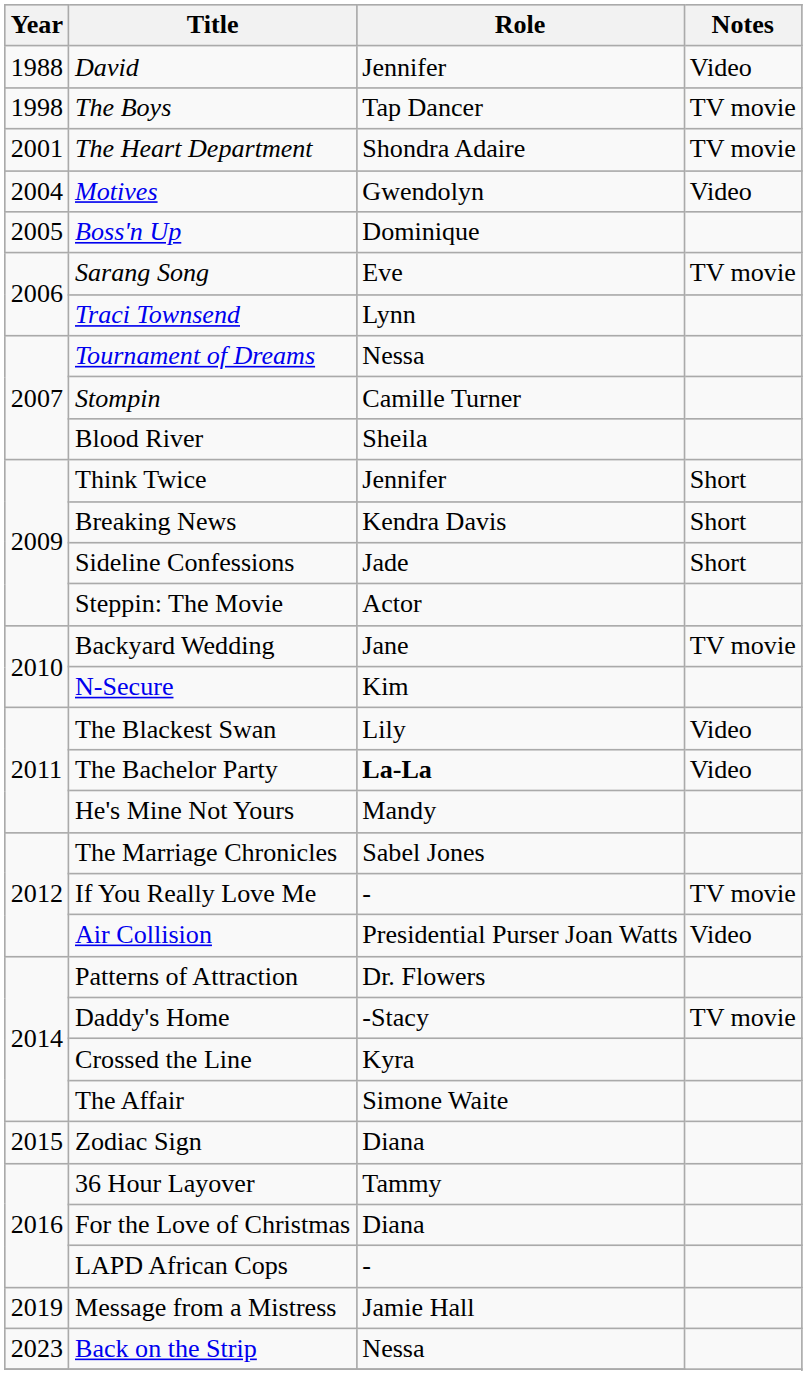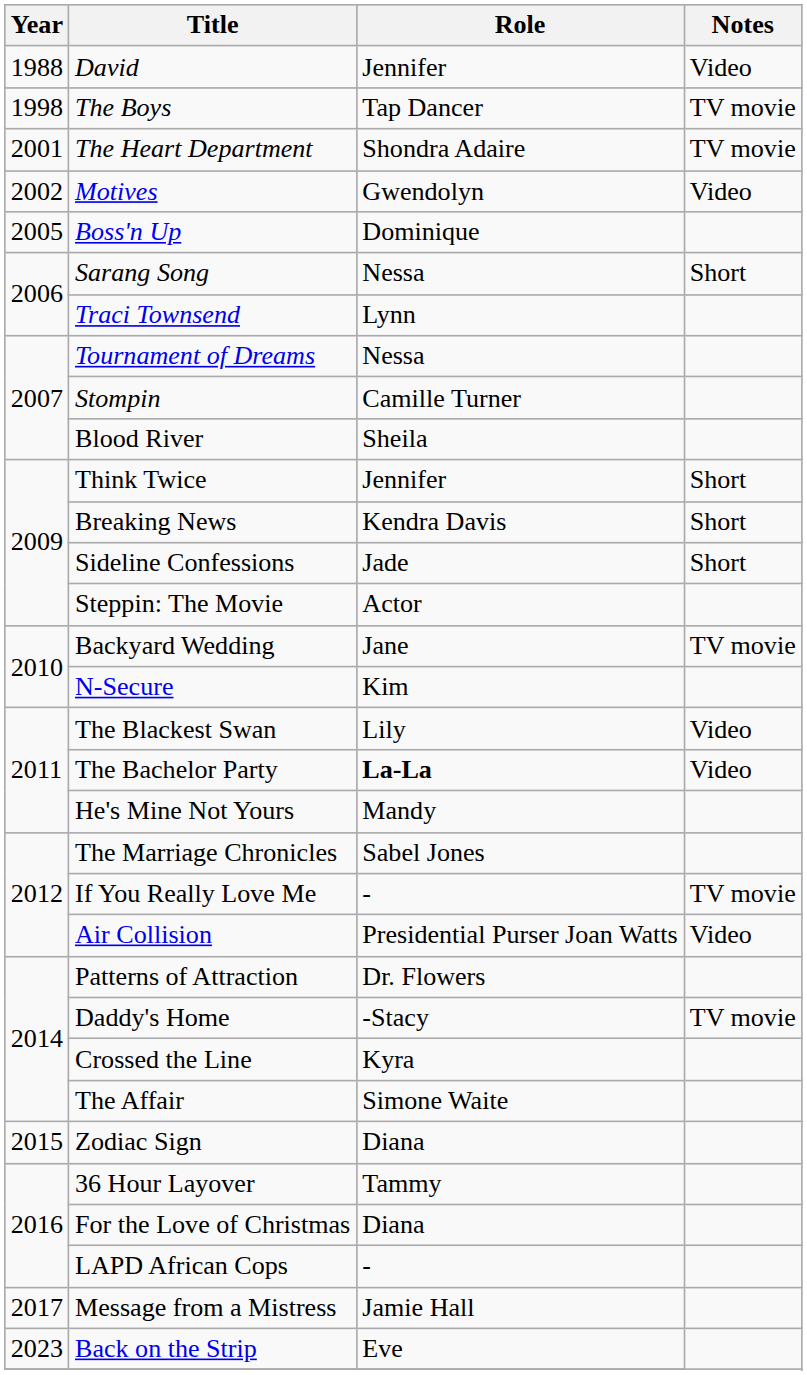(37, 190) 2004 -> (37, 190) 2002
(383, 273) Eve -> (393, 273) Nessa
(743, 273) TV movie -> (718, 273) Short
(37, 1307) 2019 -> (37, 1307) 2017
(393, 1348) Nessa -> (383, 1348) Eve
